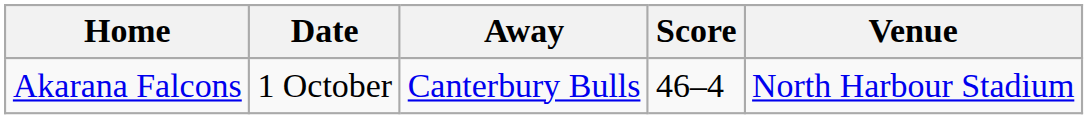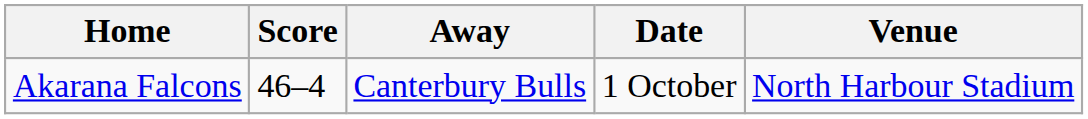columns swapped: (696, 31) <-> (325, 31)
